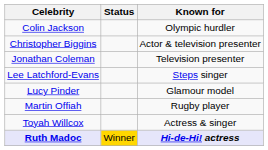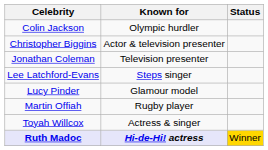columns swapped: (200, 12) <-> (119, 12)
